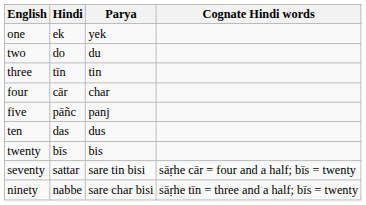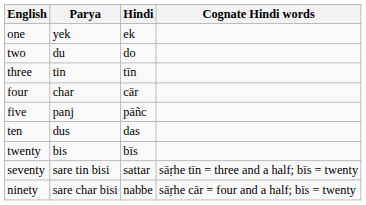columns swapped: (121, 14) <-> (68, 14)
(258, 170) sāṛhe cār = four and a half; bīs = twenty -> (259, 170) sāṛhe tīn = three and a half; bīs = twenty
(259, 190) sāṛhe tīn = three and a half; bīs = twenty -> (258, 190) sāṛhe cār = four and a half; bīs = twenty
